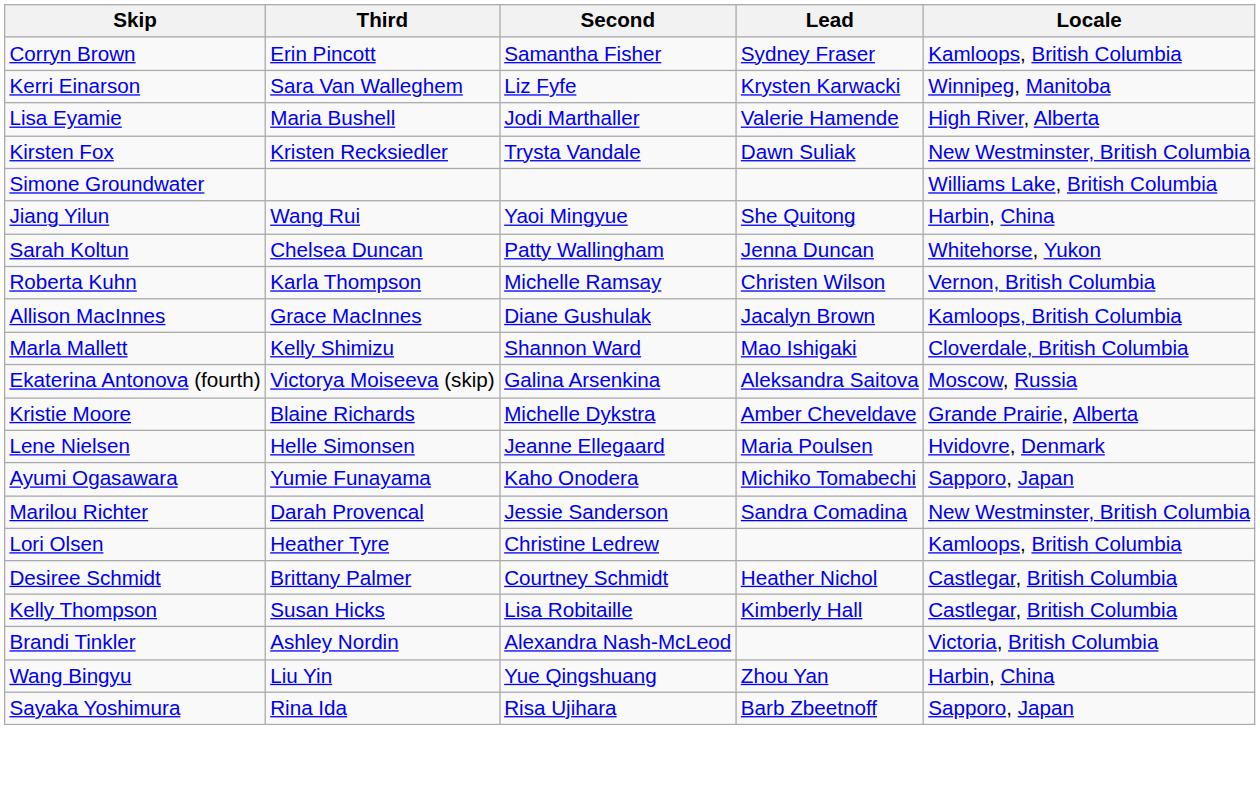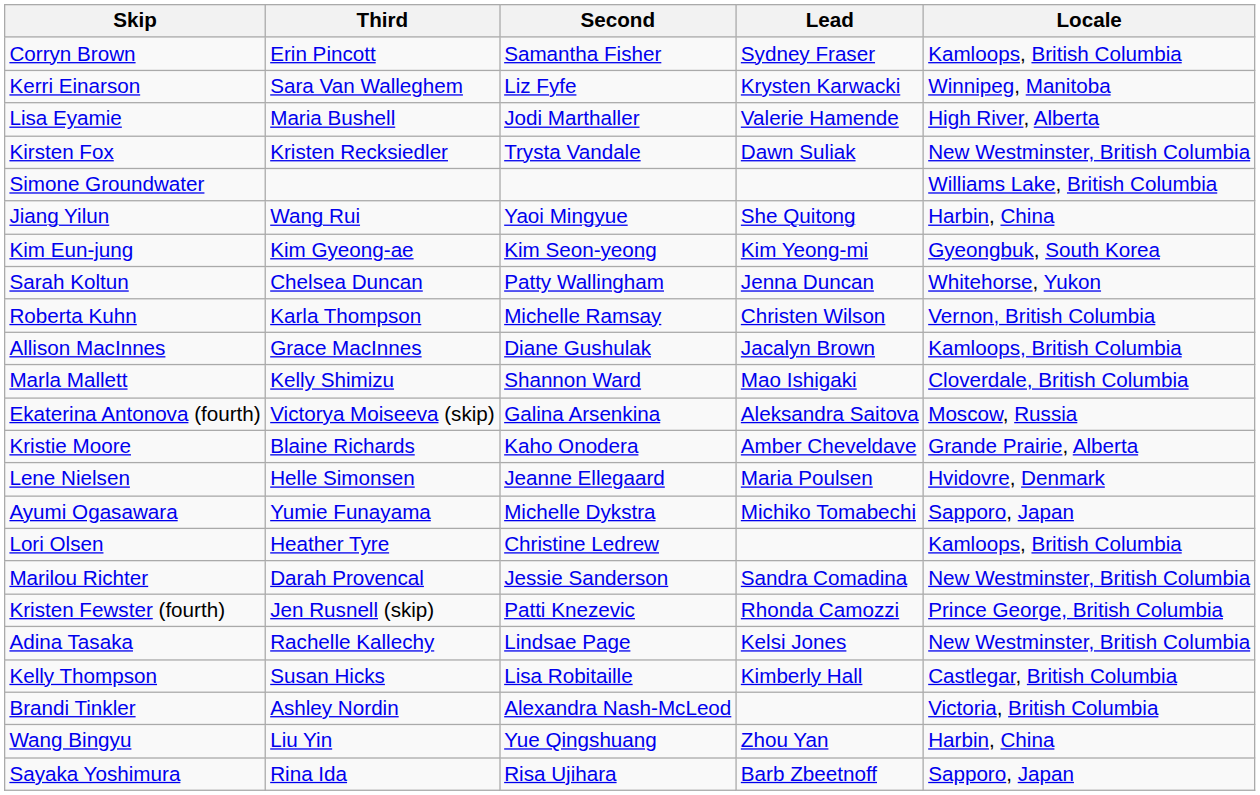+ row: (71, 250)
(580, 413) Michelle Dykstra -> (571, 446) Kaho Onodera
(571, 479) Kaho Onodera -> (580, 511) Michelle Dykstra
rows swapped: (56, 544) <-> (79, 511)
+ row: (117, 610)
- row: (85, 577)
+ row: (71, 642)
